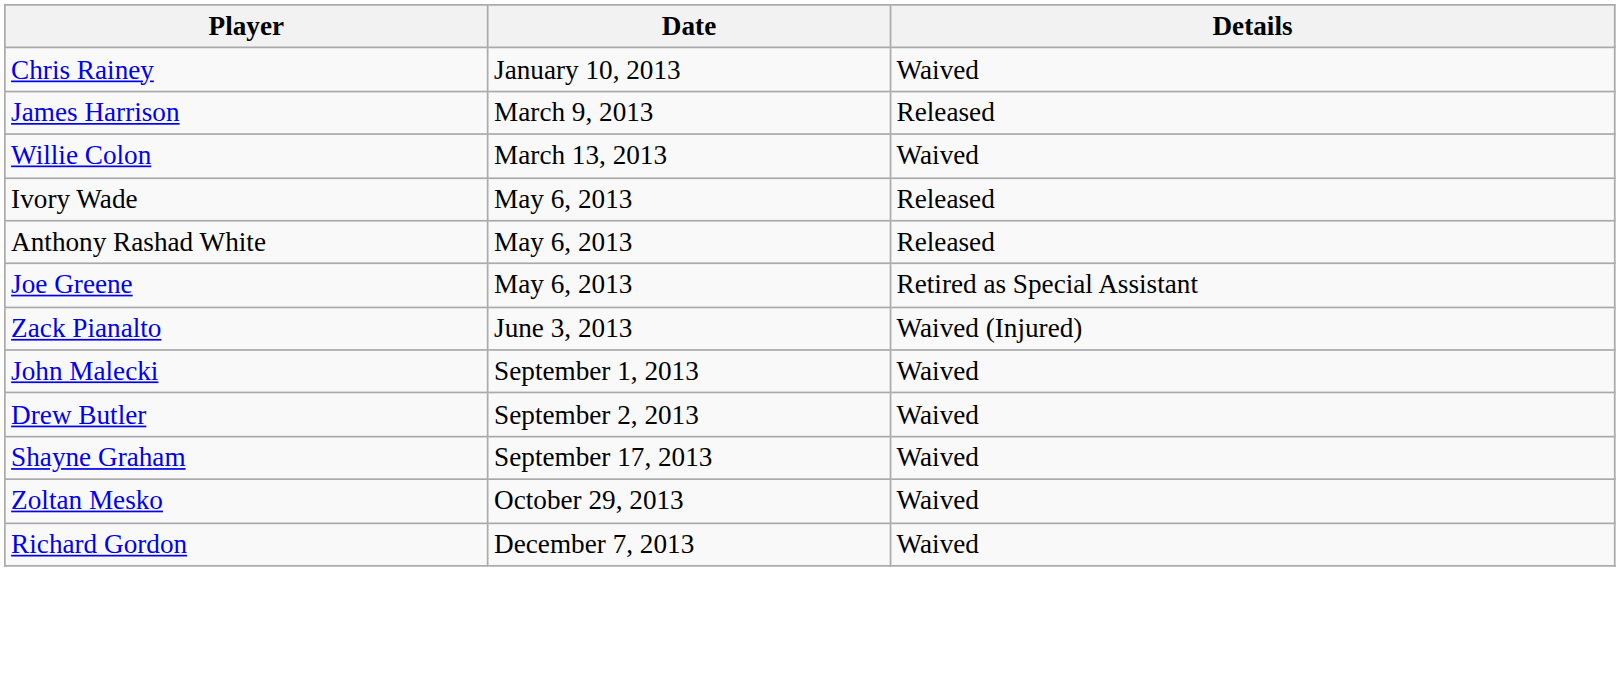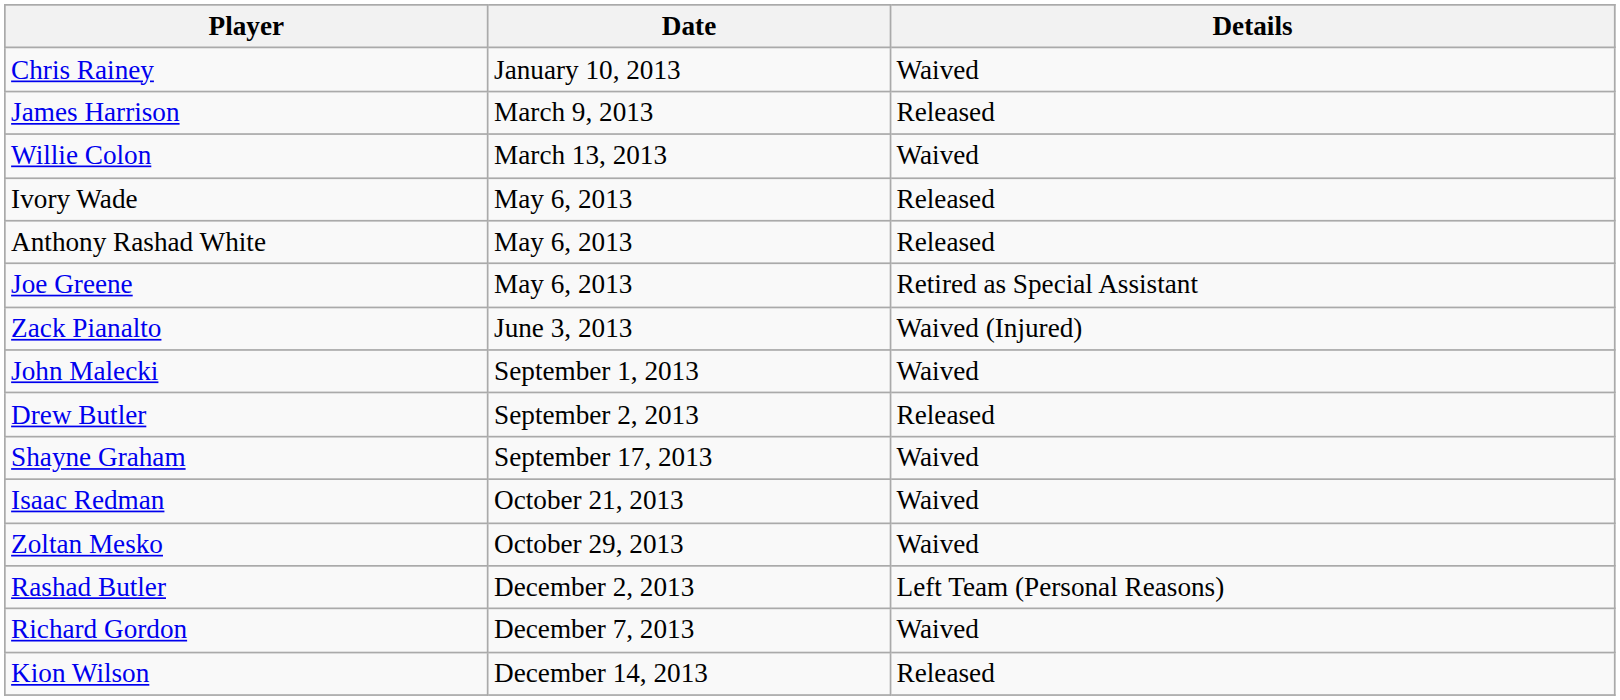(938, 414) Waived -> (946, 414) Released
+ row: (88, 500)
+ row: (89, 586)
+ row: (80, 673)
